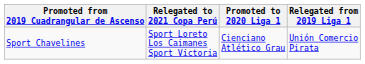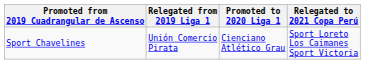columns swapped: (324, 16) <-> (183, 16)
